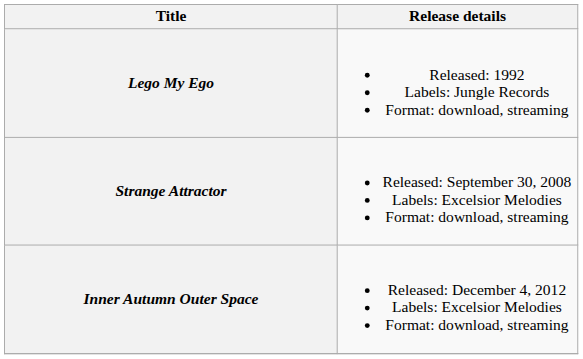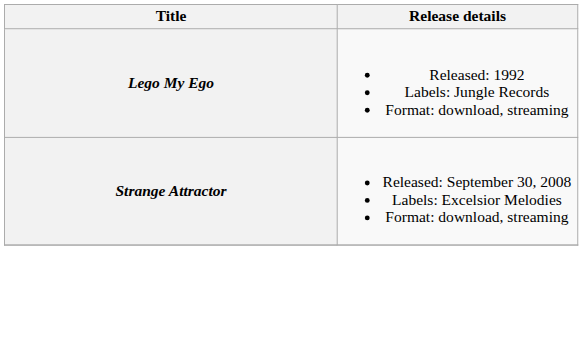- row: (171, 299)
